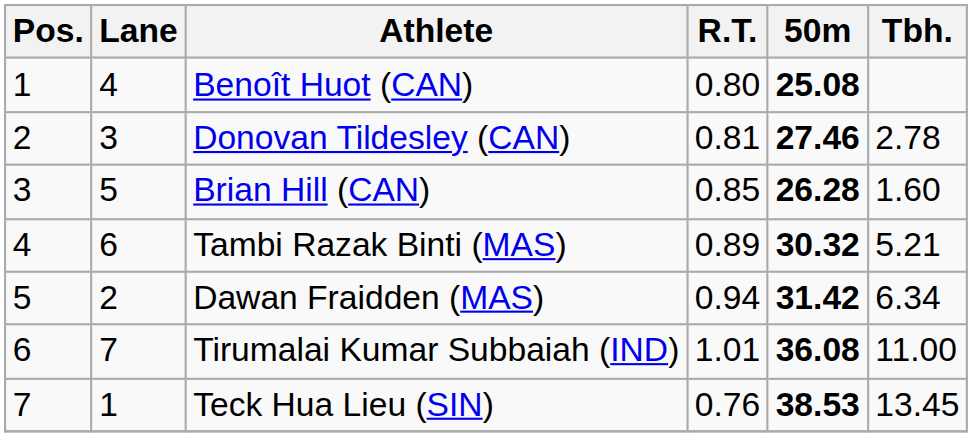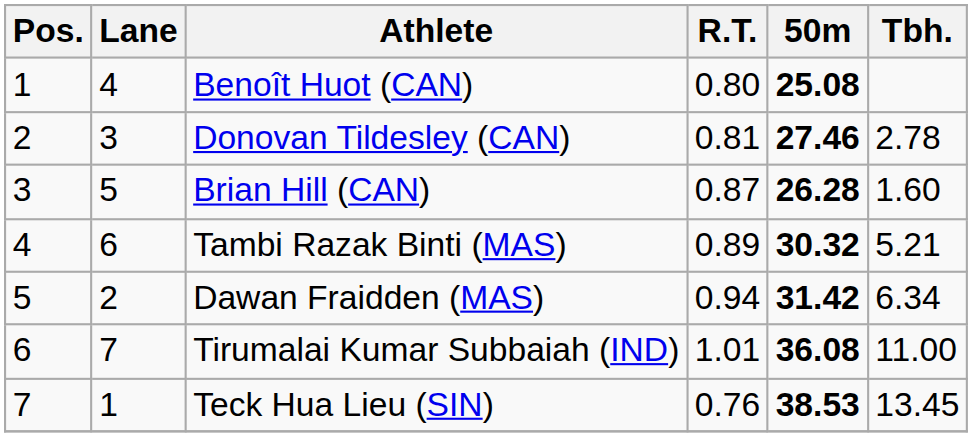(727, 191) 0.85 -> (727, 191) 0.87
